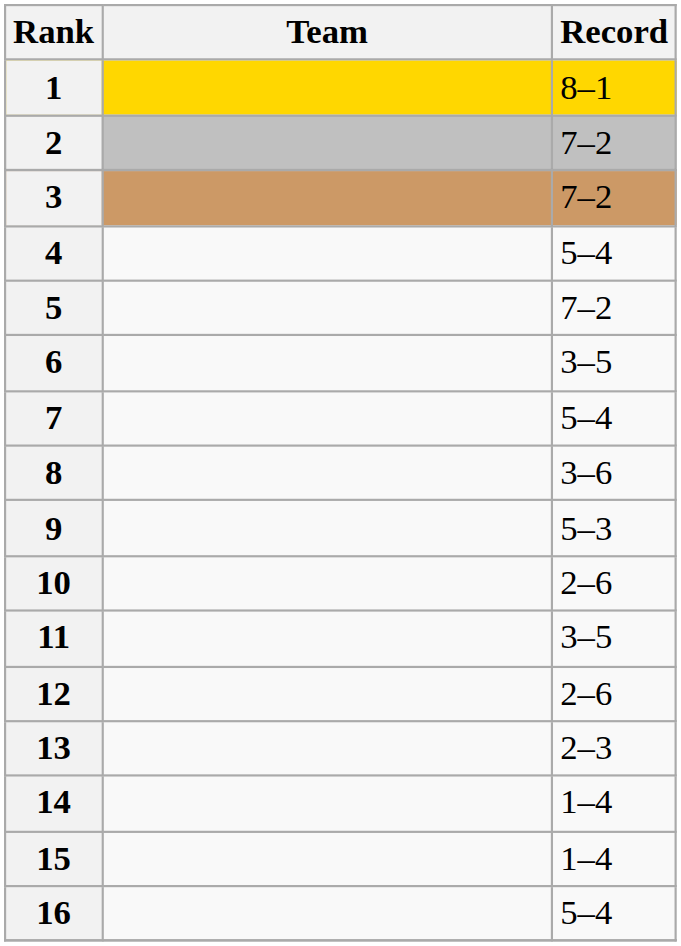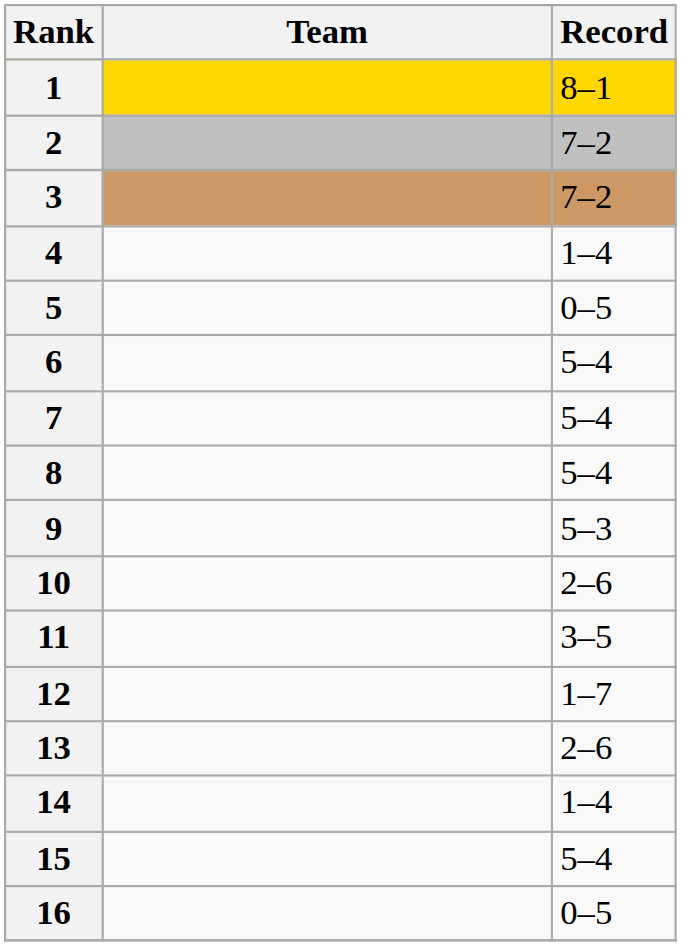(586, 252) 5–4 -> (586, 252) 1–4
(586, 307) 7–2 -> (586, 307) 0–5
(586, 362) 3–5 -> (586, 362) 5–4
(586, 472) 3–6 -> (586, 472) 5–4
(586, 692) 2–6 -> (586, 692) 1–7
(586, 747) 2–3 -> (586, 747) 2–6
(586, 857) 1–4 -> (586, 857) 5–4
(586, 913) 5–4 -> (586, 913) 0–5
